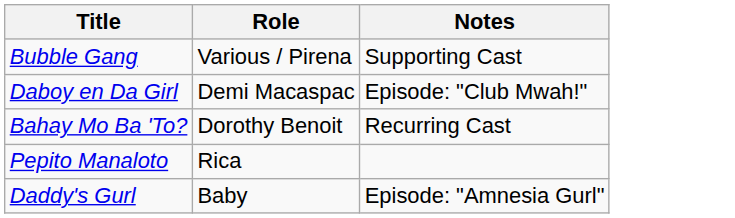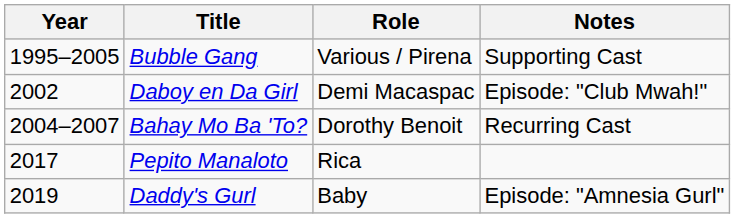+ column: (65, 21)
